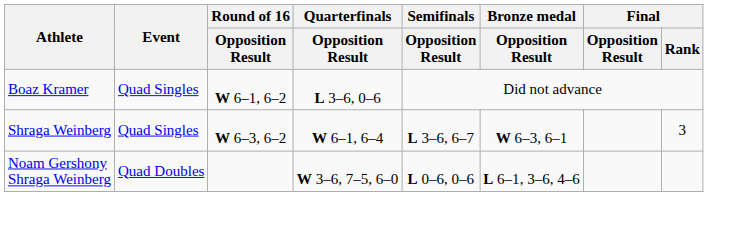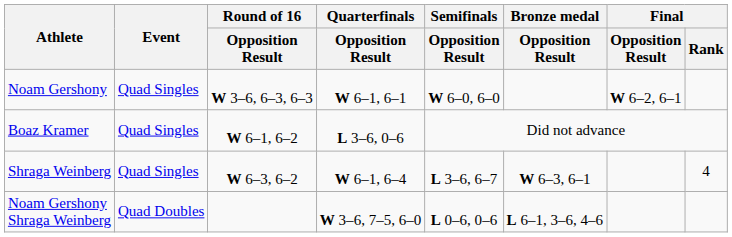+ row: (57, 89)
(682, 130) 3 -> (706, 171) 4
